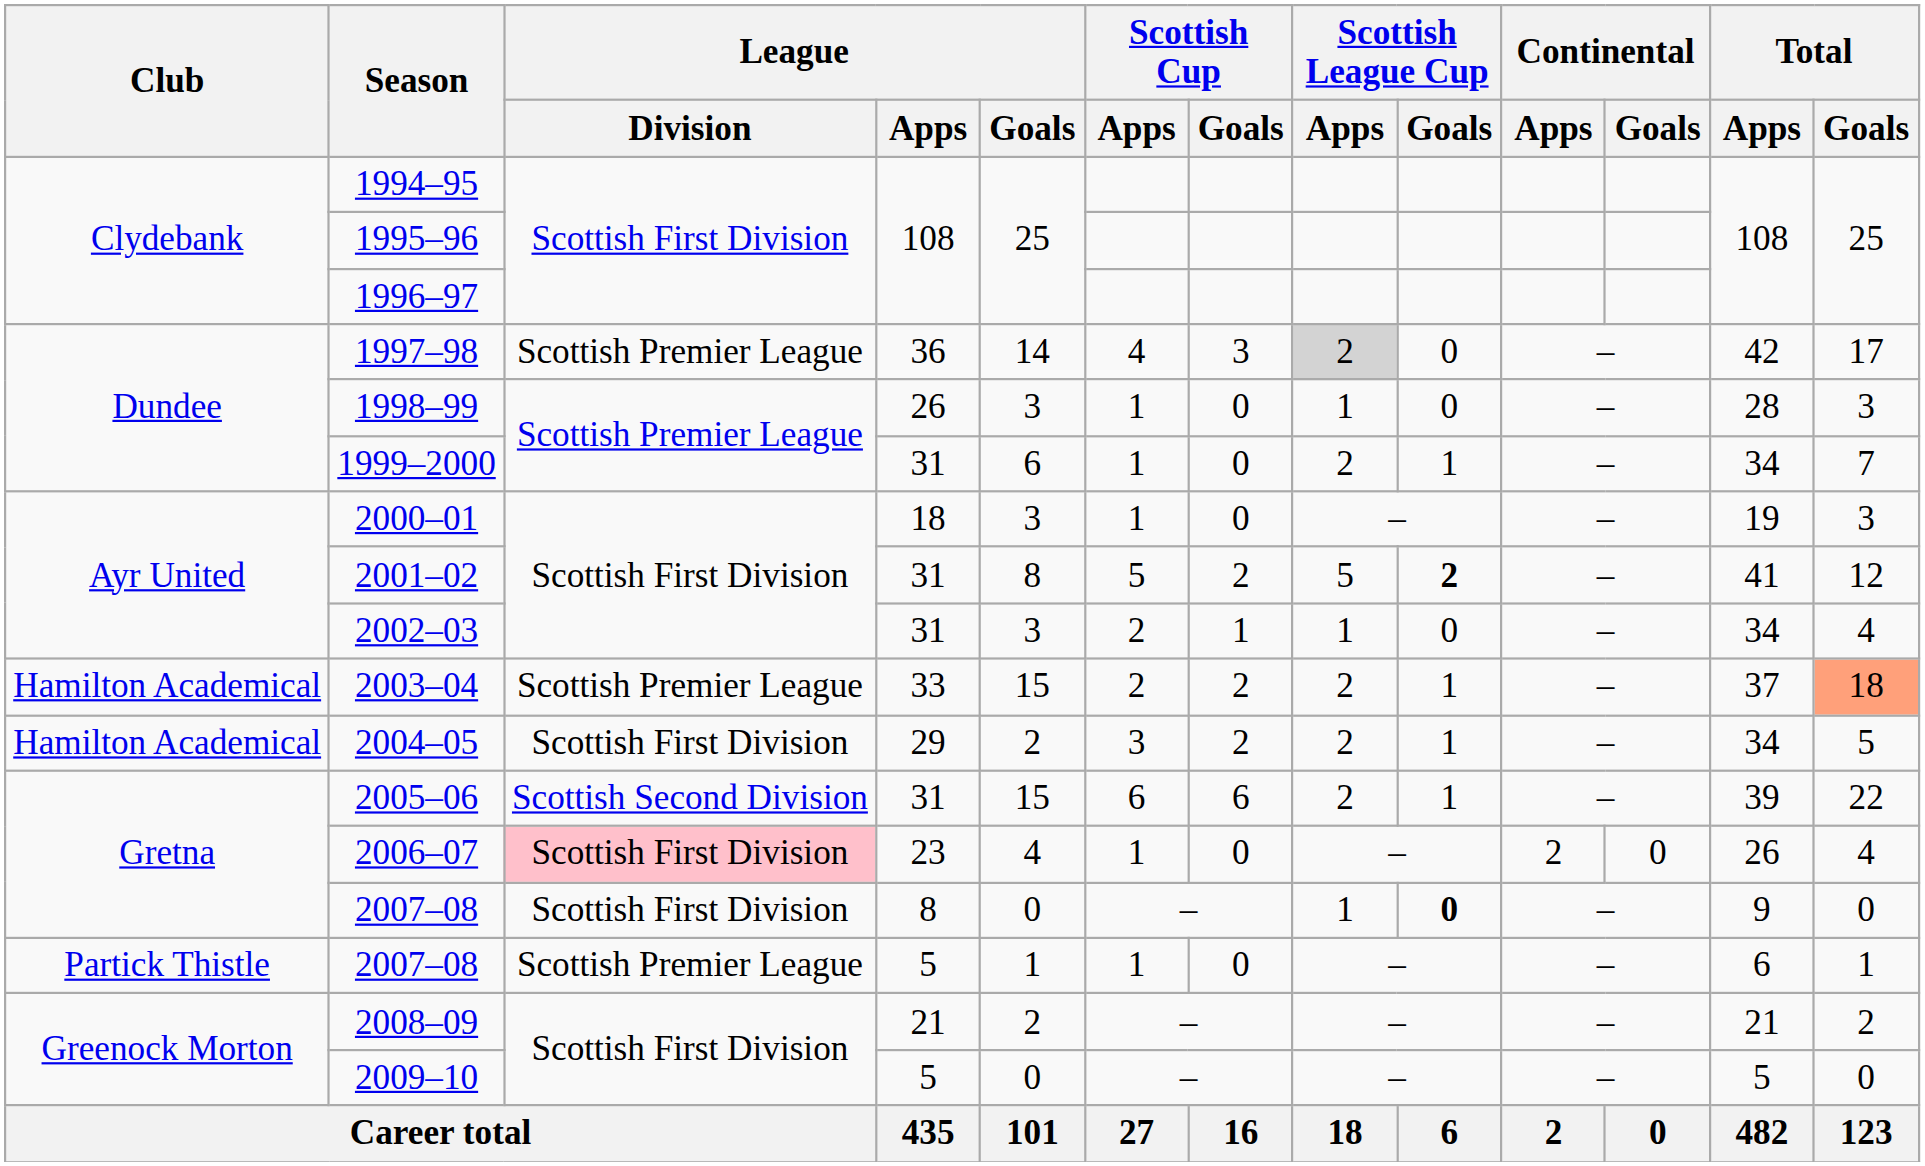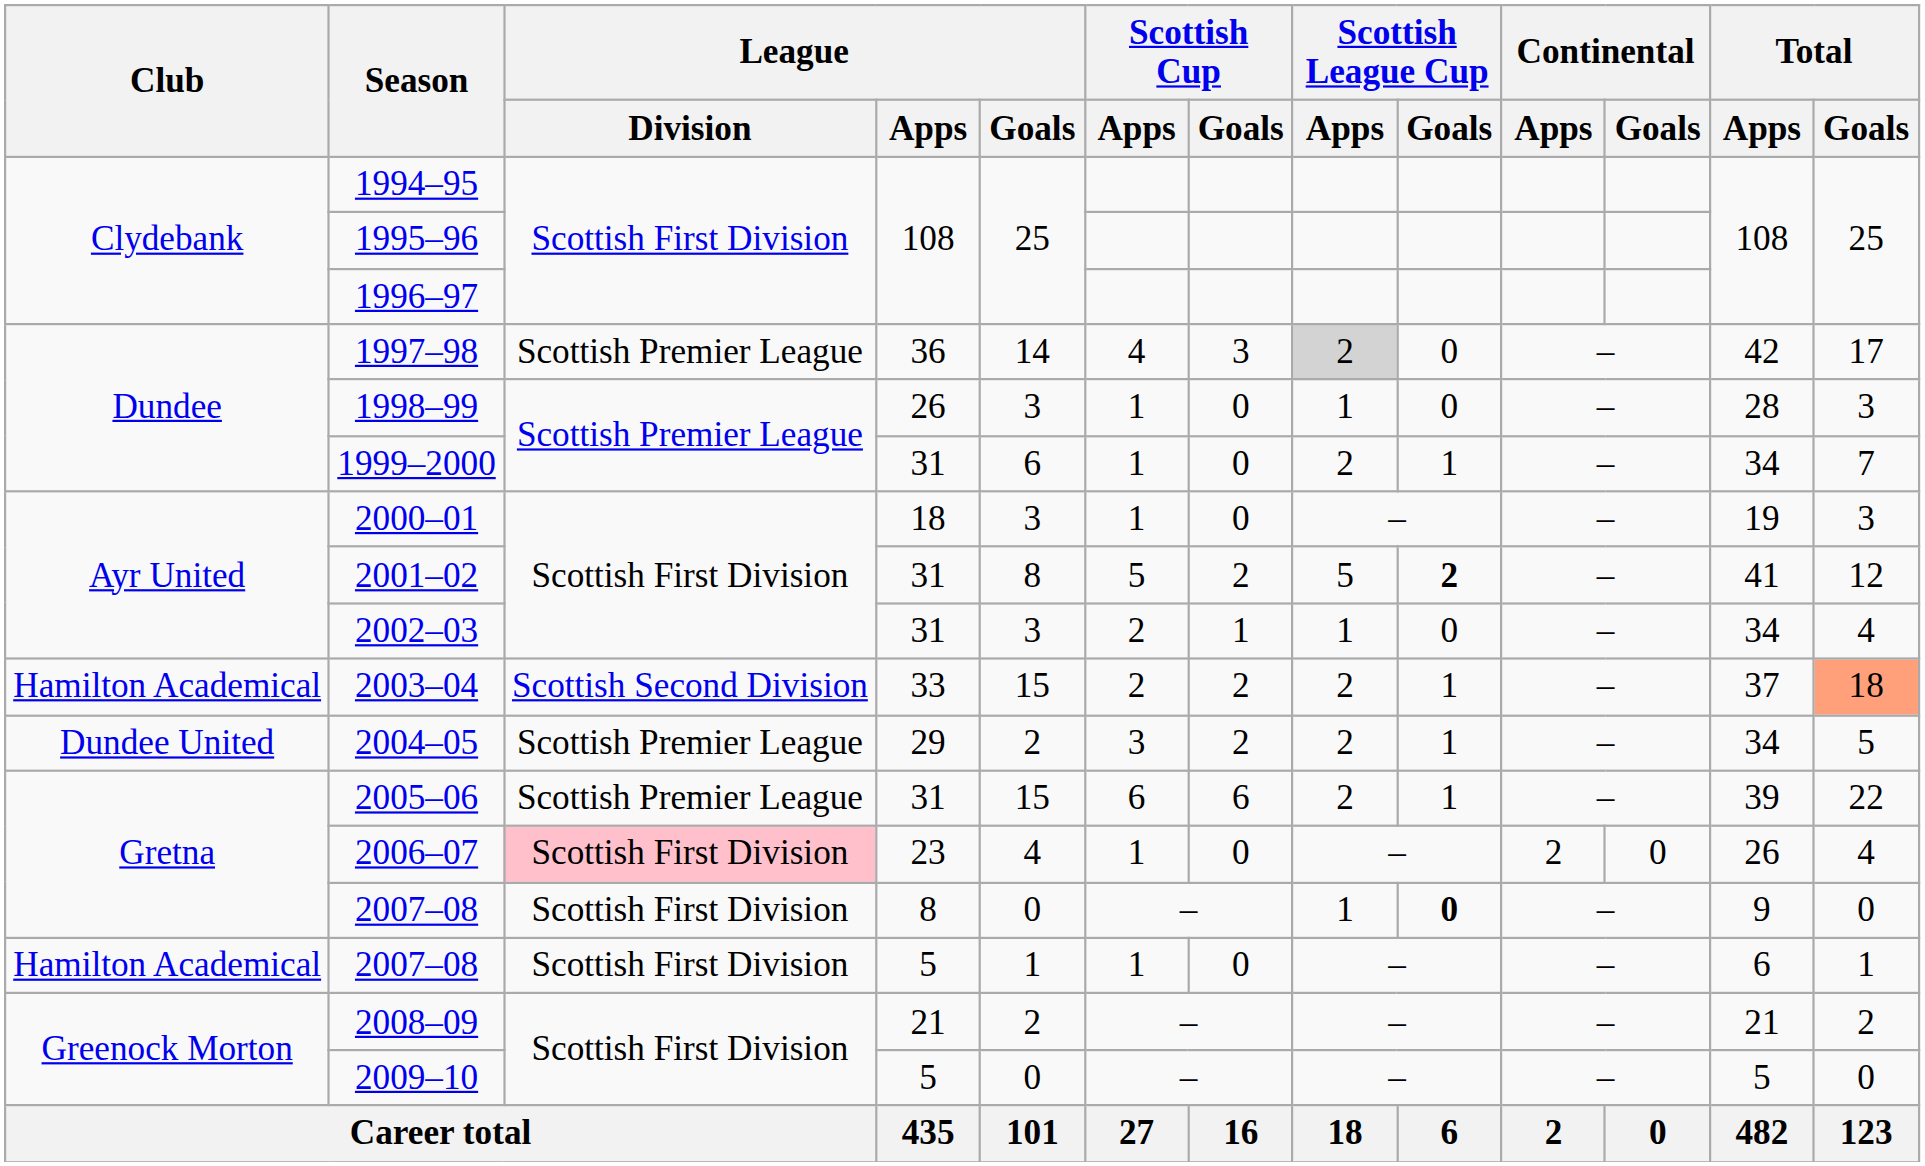(690, 686) Scottish Premier League -> (690, 686) Scottish Second Division
(167, 741) Hamilton Academical -> (167, 741) Dundee United
(690, 741) Scottish First Division -> (690, 741) Scottish Premier League
(690, 797) Scottish Second Division -> (690, 797) Scottish Premier League
(167, 965) Partick Thistle -> (167, 965) Hamilton Academical
(690, 965) Scottish Premier League -> (690, 965) Scottish First Division
